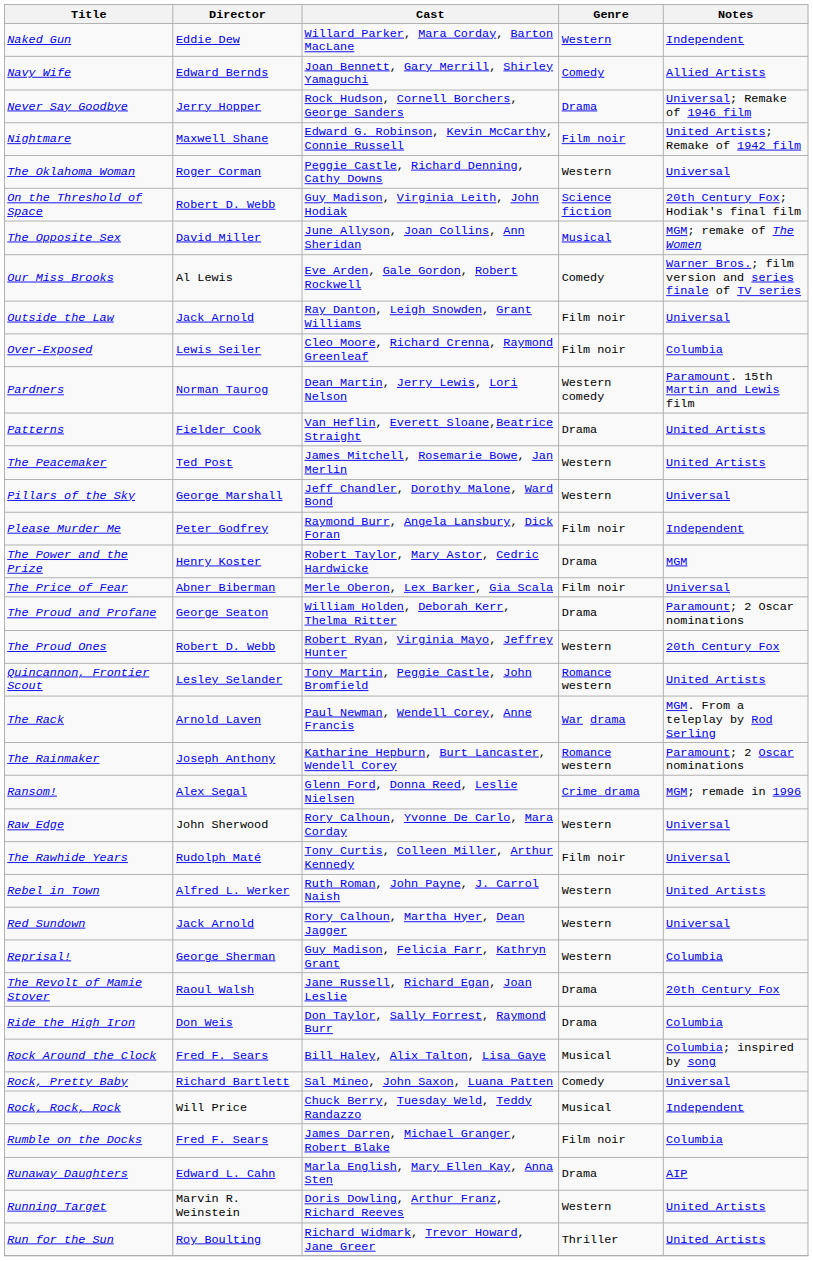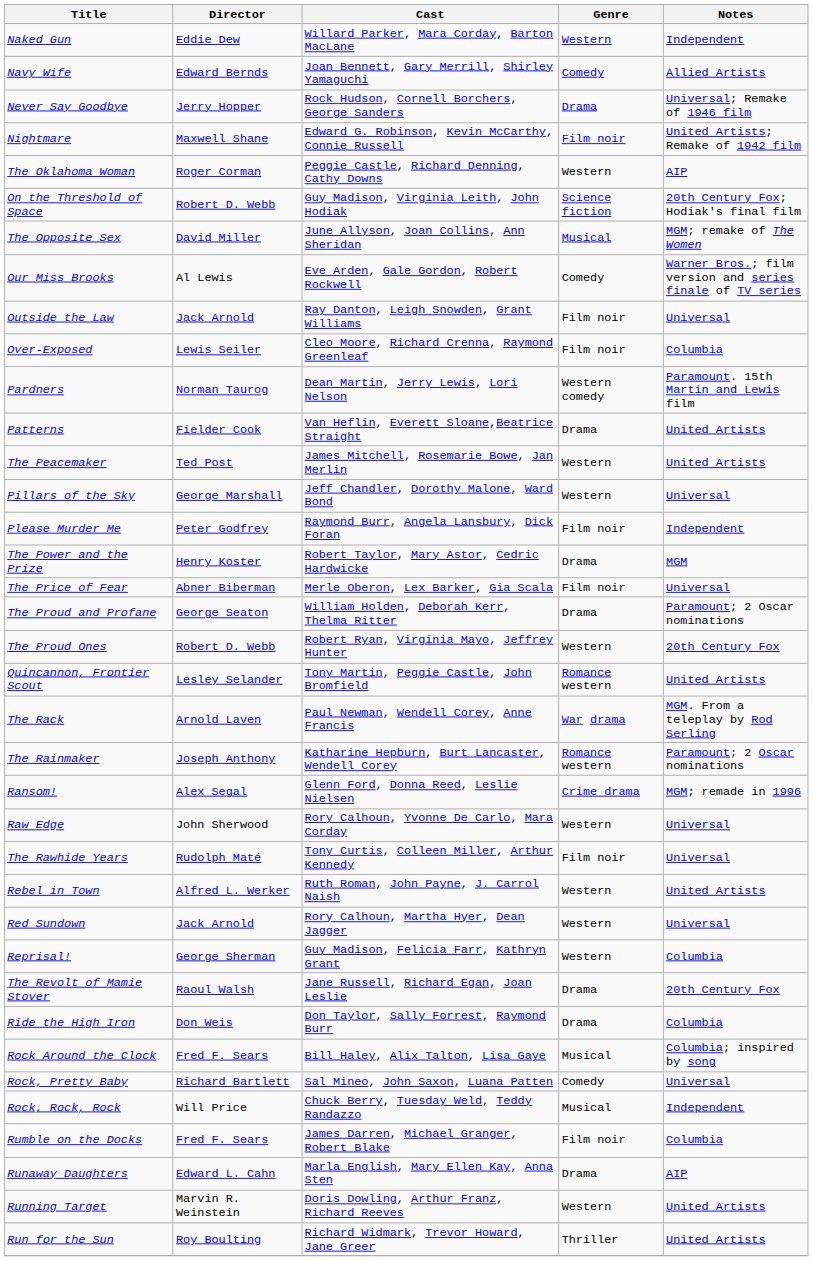(698, 172) Universal -> (677, 172) AIP
